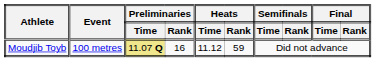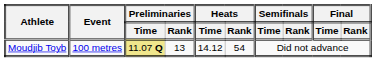(180, 48) 16 -> (180, 48) 13
(210, 48) 11.12 -> (210, 48) 14.12
(239, 48) 59 -> (239, 48) 54
